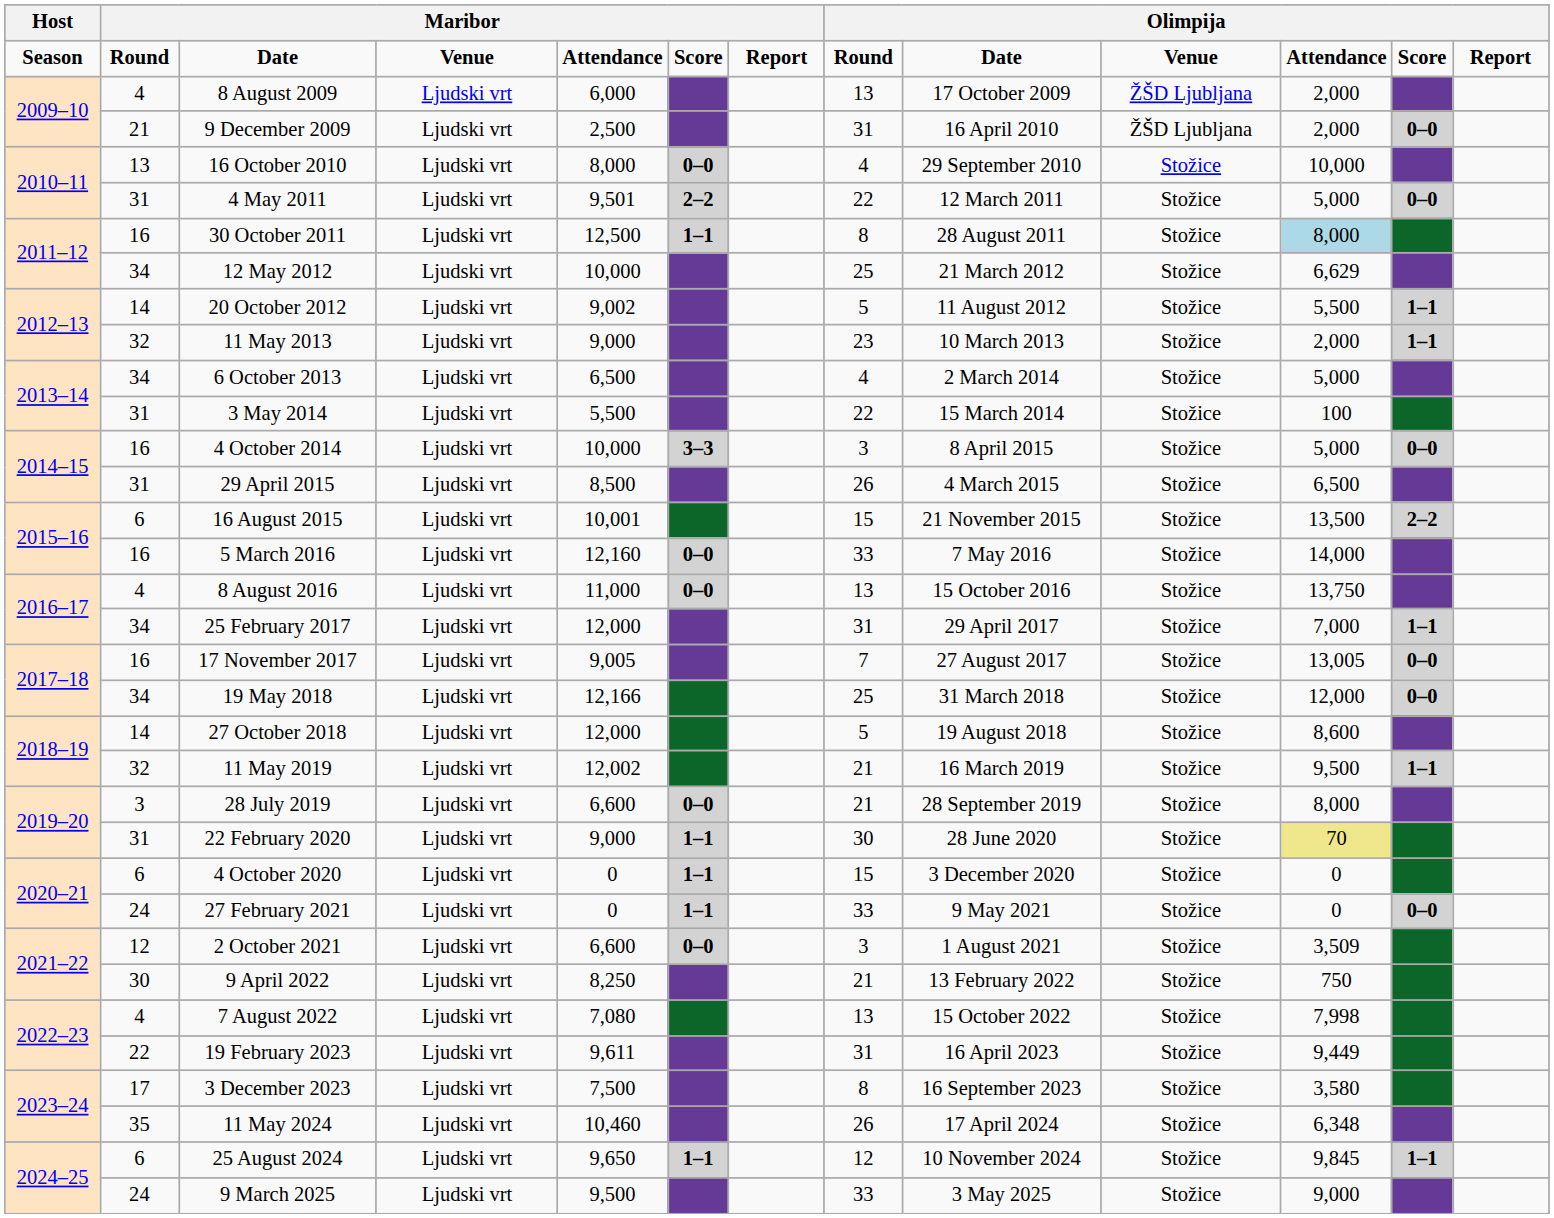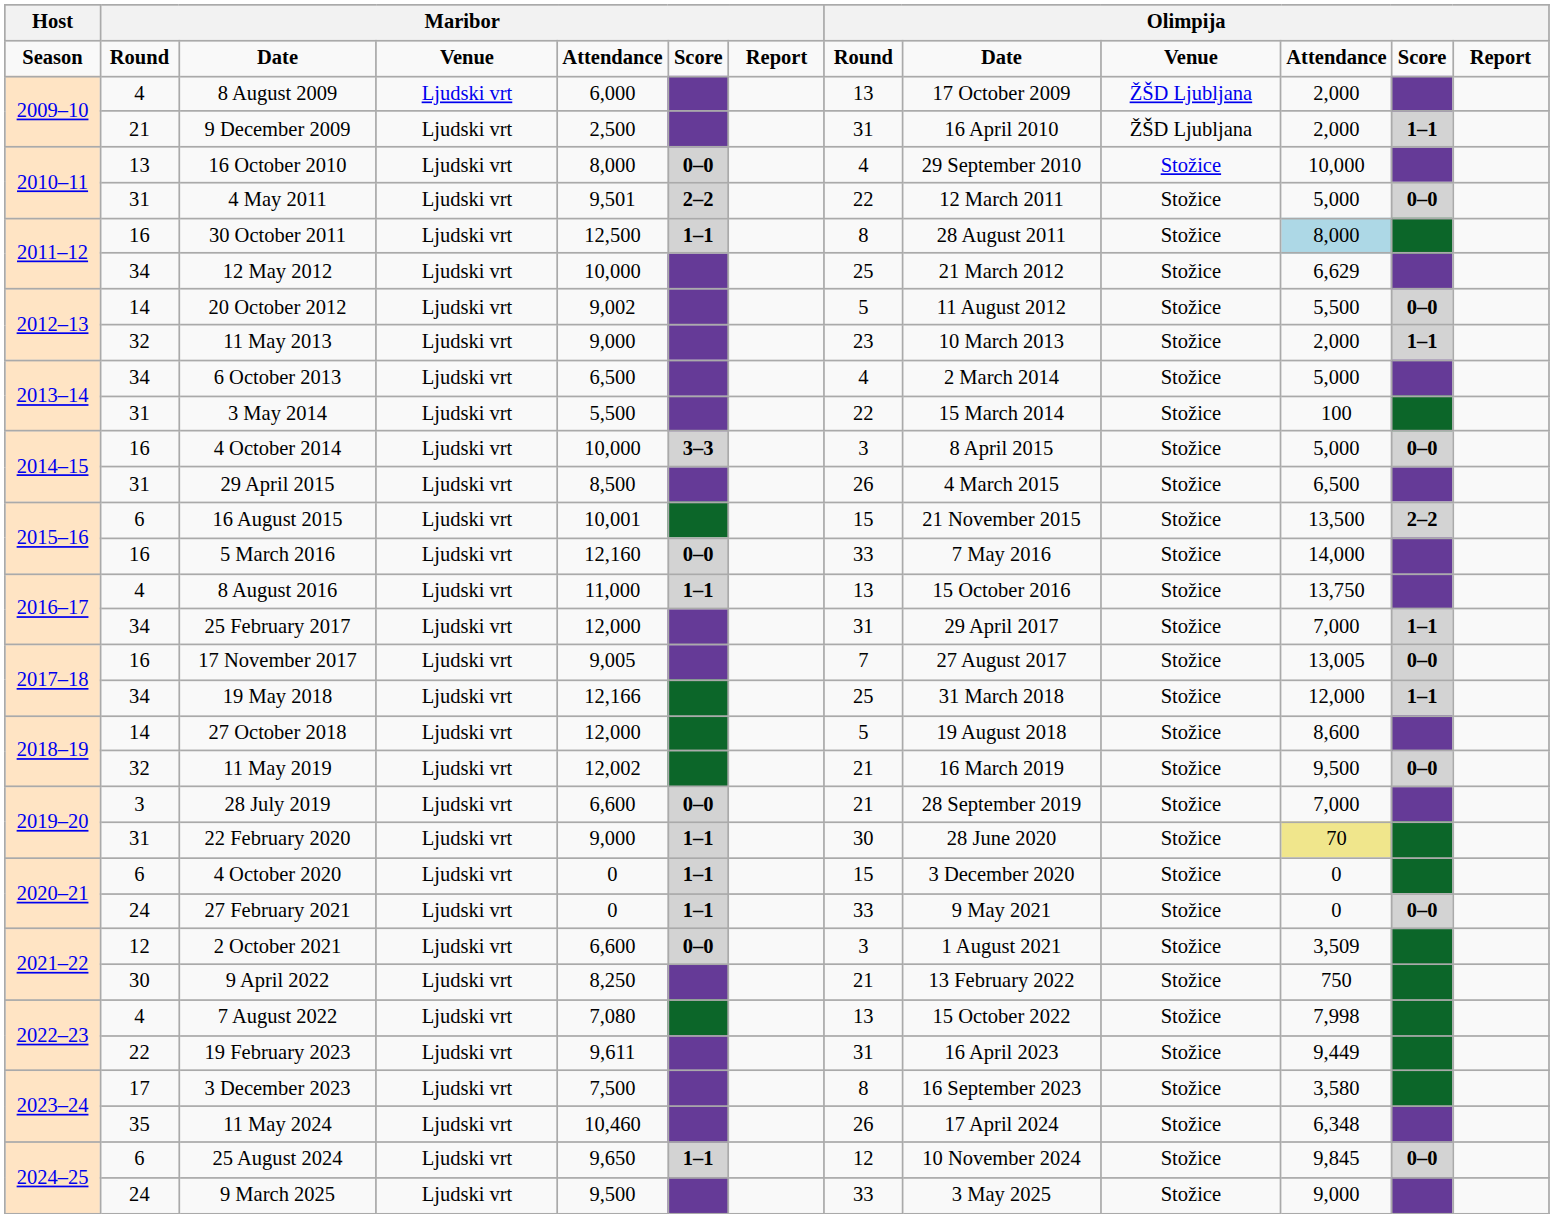(1422, 128) 0–0 -> (1422, 128) 1–1
(1422, 306) 1–1 -> (1422, 306) 0–0
(698, 590) 0–0 -> (698, 590) 1–1
(1422, 697) 0–0 -> (1422, 697) 1–1
(1422, 768) 1–1 -> (1422, 768) 0–0
(1336, 804) 8,000 -> (1336, 804) 7,000
(1422, 1159) 1–1 -> (1422, 1159) 0–0
